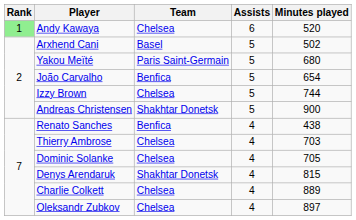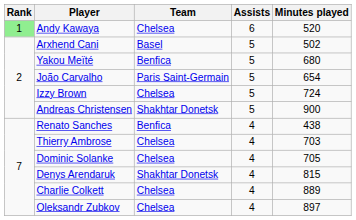(183, 61) Paris Saint-Germain -> (154, 61) Benfica
(154, 77) Benfica -> (183, 77) Paris Saint-Germain
(312, 93) 744 -> (312, 93) 724
